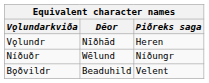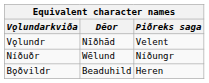(149, 41) Heren -> (152, 41) Velent
(152, 71) Velent -> (149, 71) Heren
